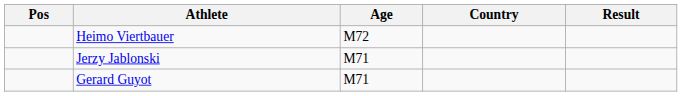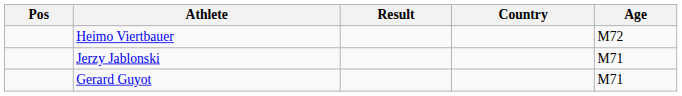columns swapped: (381, 15) <-> (621, 15)
